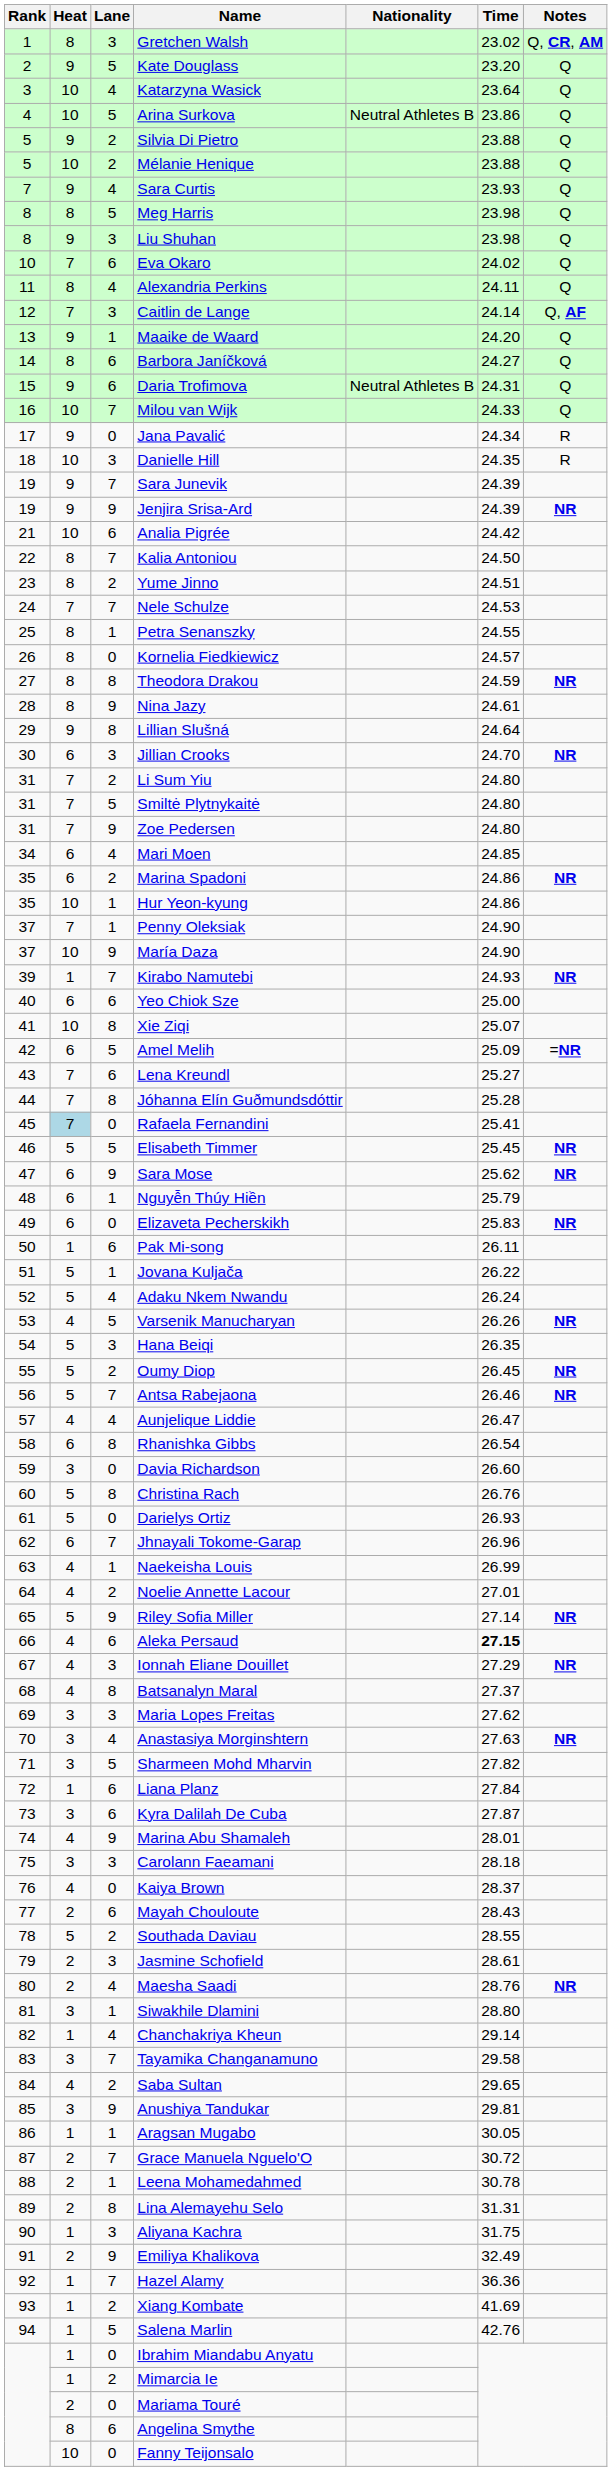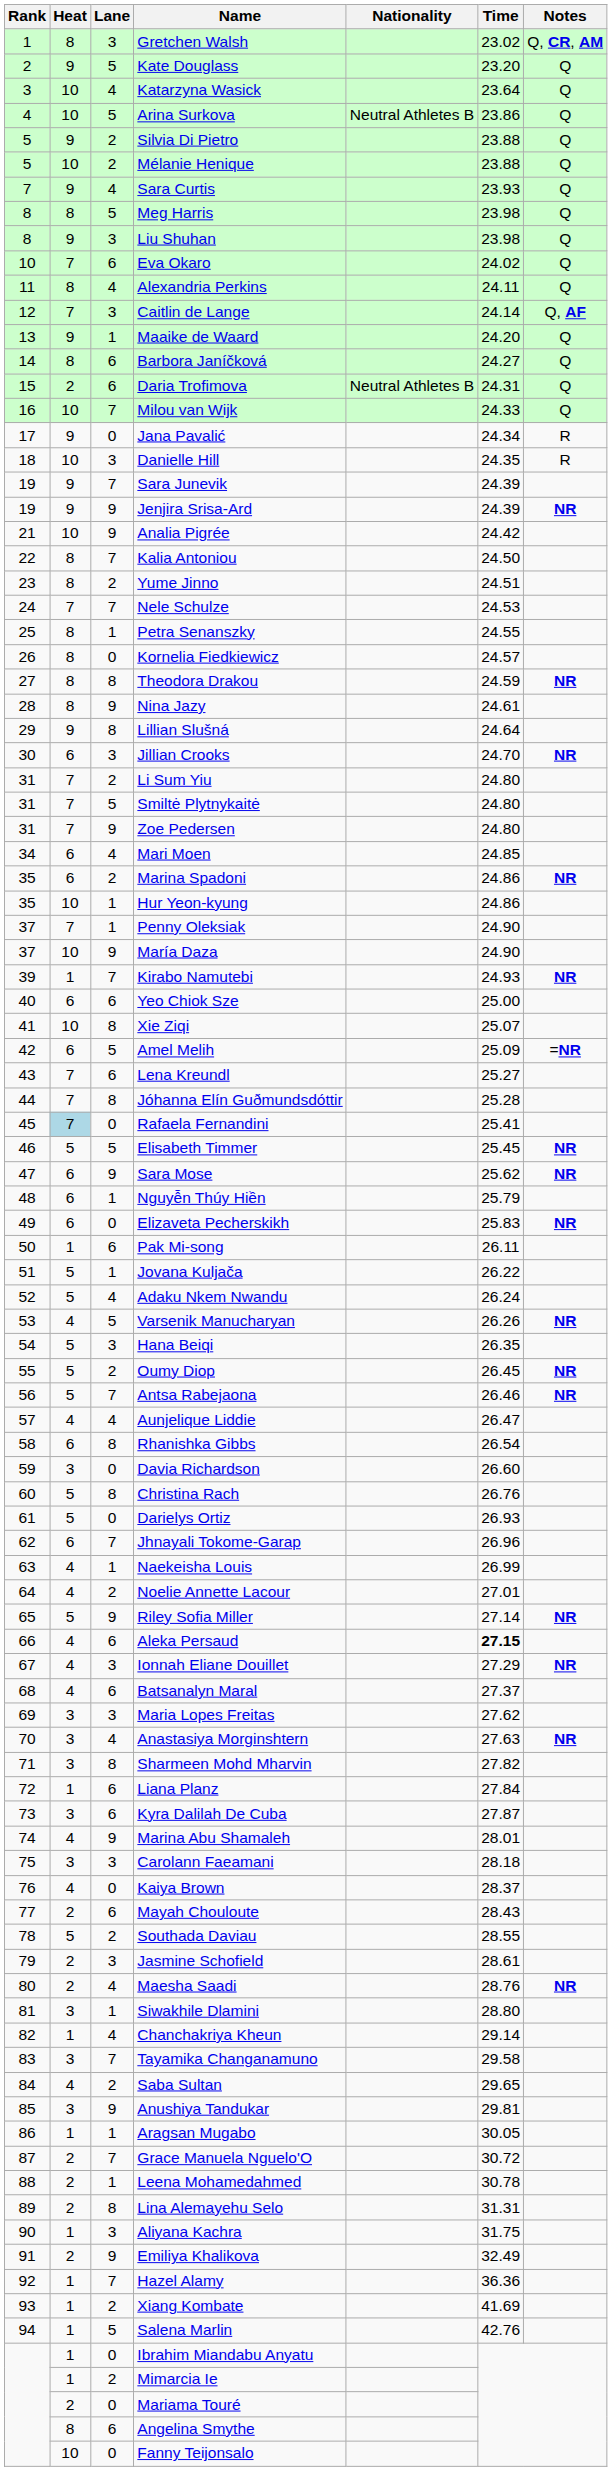(70, 386) 9 -> (70, 386) 2
(112, 533) 6 -> (112, 533) 9
(112, 1690) 8 -> (112, 1690) 6
(112, 1764) 5 -> (112, 1764) 8
